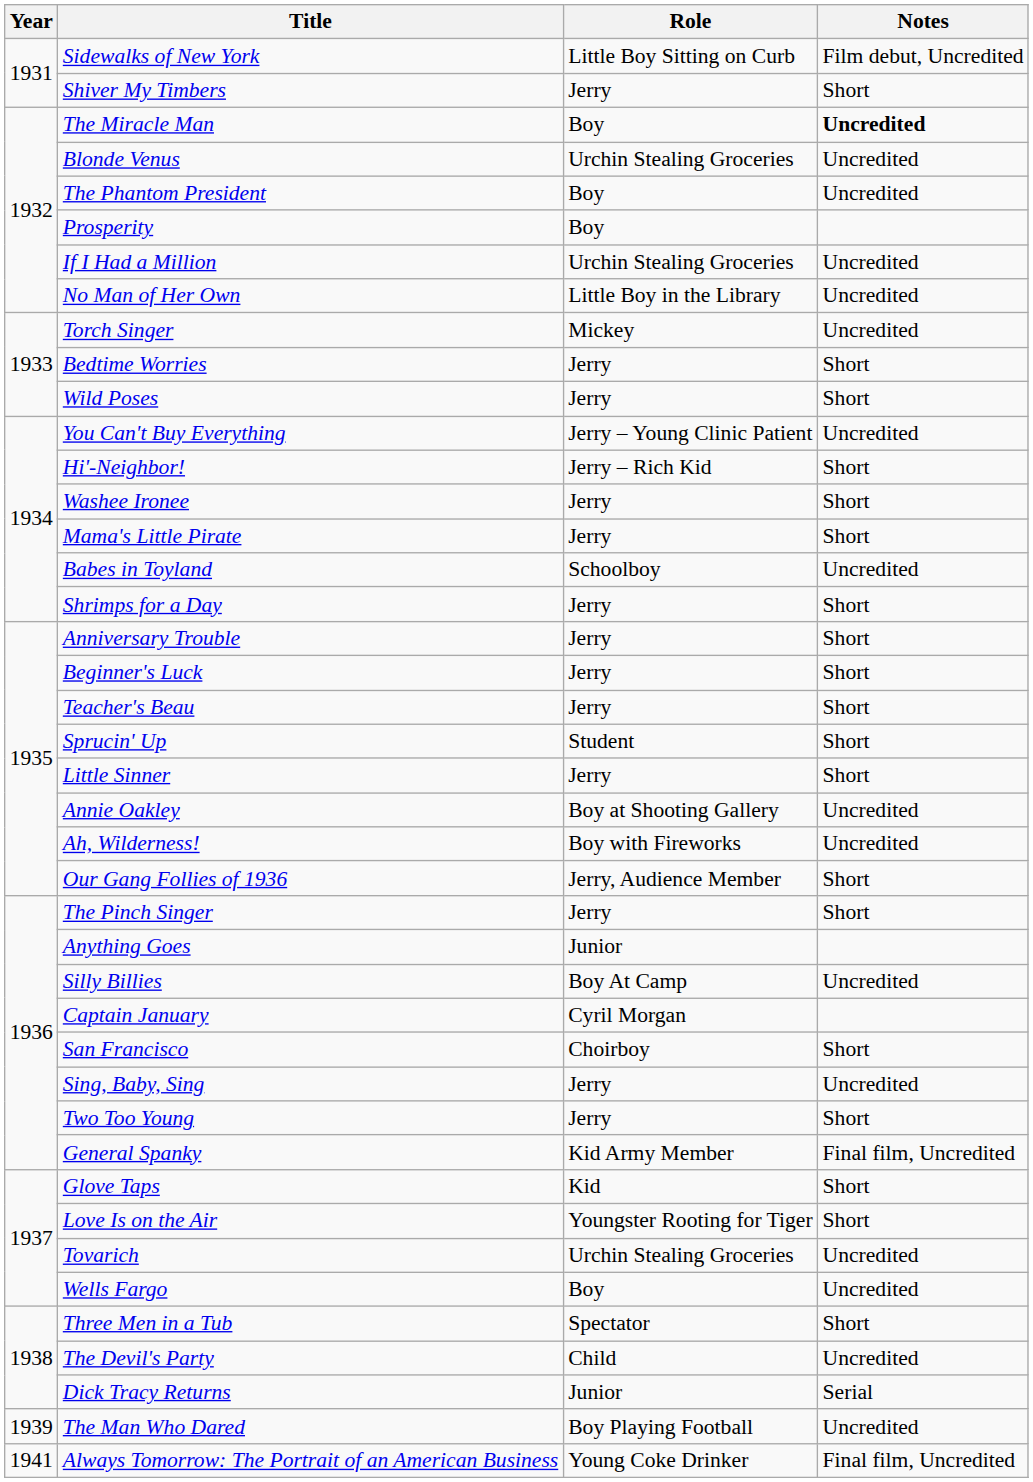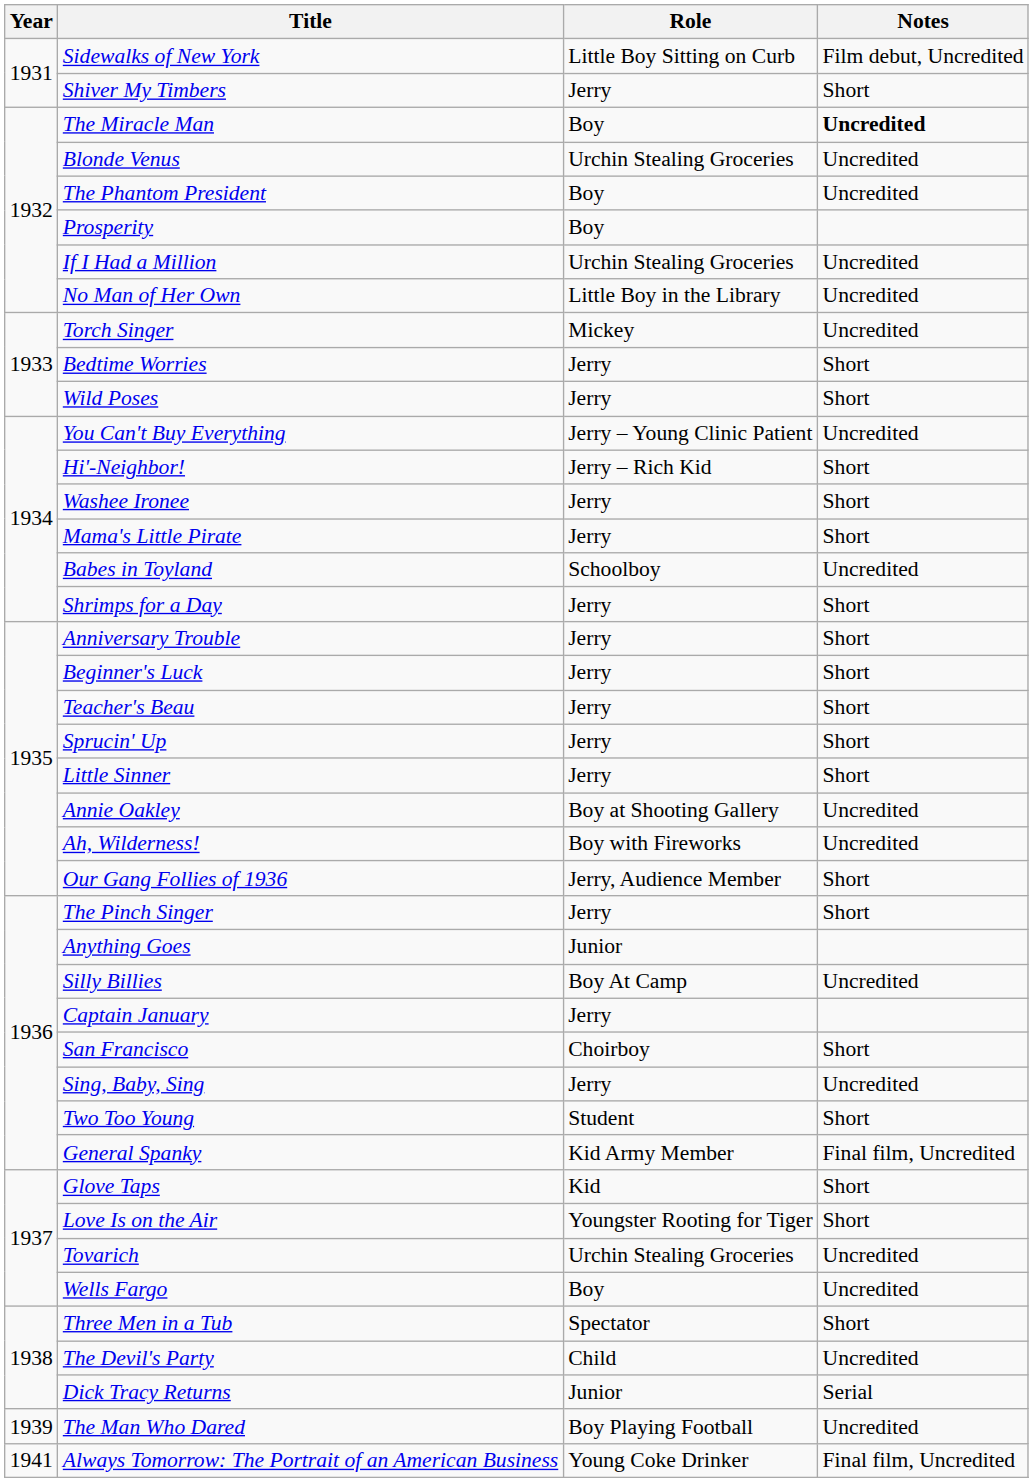(601, 741) Student -> (590, 741) Jerry
(627, 1015) Cyril Morgan -> (590, 1015) Jerry
(590, 1117) Jerry -> (601, 1117) Student
